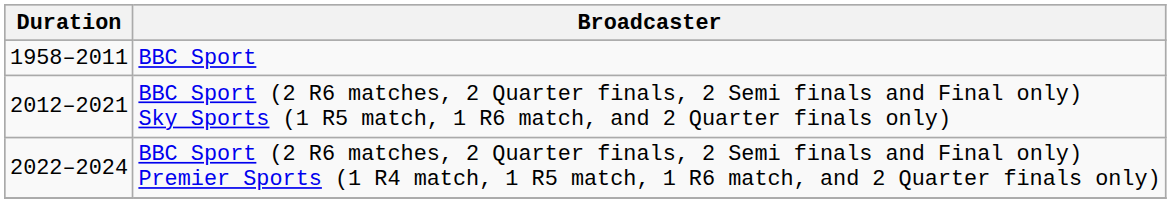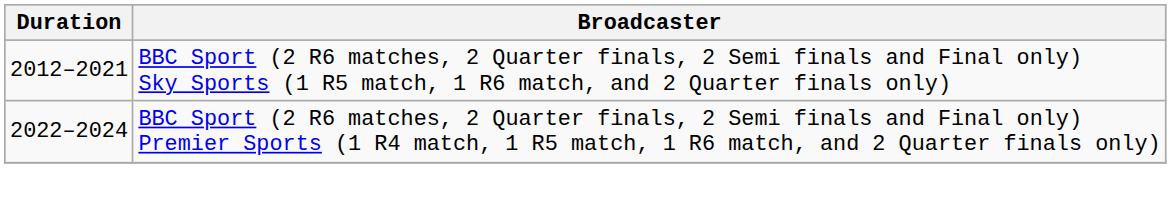- row: (197, 58)
